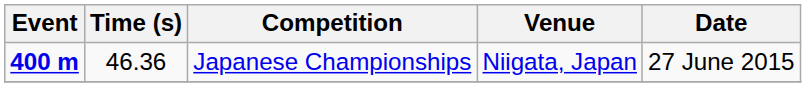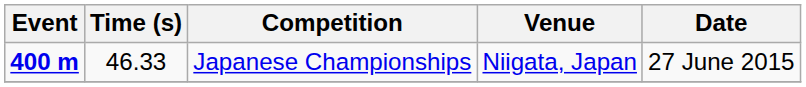(136, 61) 46.36 -> (136, 61) 46.33
